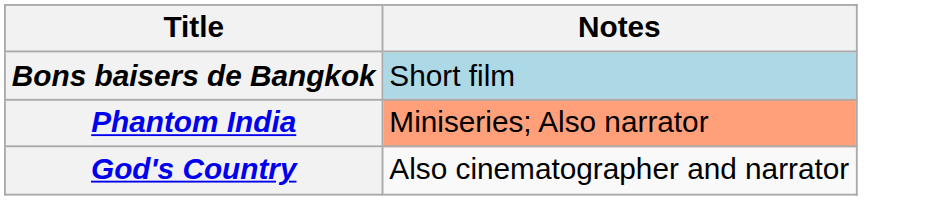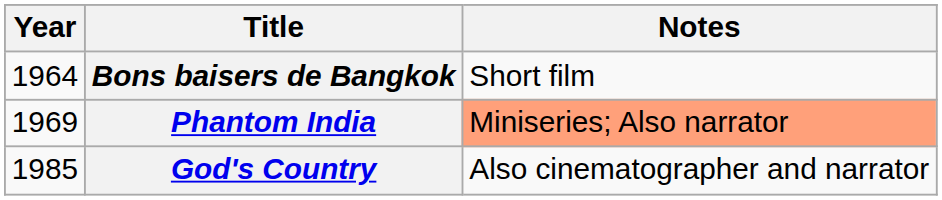+ column: (45, 28)
(452, 75) lightblue background -> (532, 75) no background
